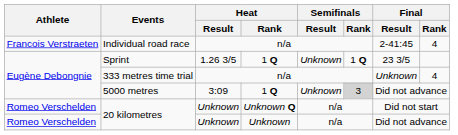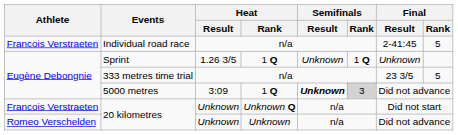(435, 44) 4 -> (438, 44) 5
(396, 60) 23 3/5 -> (400, 60) Unknown
(396, 75) Unknown -> (400, 75) 23 3/5
(435, 75) 4 -> (438, 75) 5
(321, 91) normal -> (323, 91) bold
(51, 107) Romeo Verschelden -> (52, 107) Francois Verstraeten
